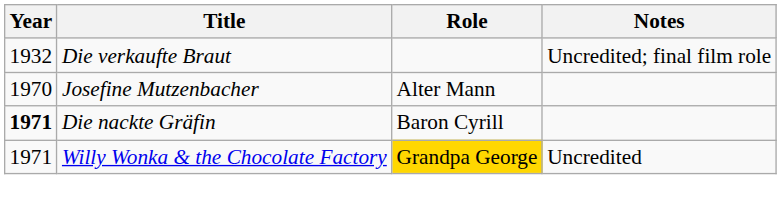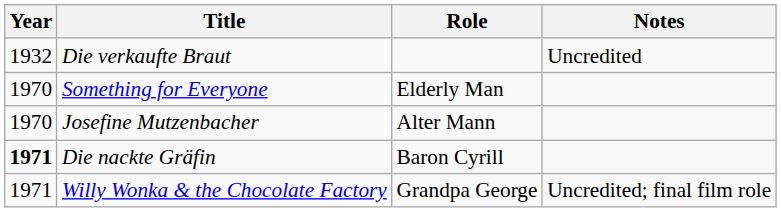(659, 55) Uncredited; final film role -> (595, 55) Uncredited
+ row: (165, 88)
(467, 156) gold background -> (467, 190) no background
(595, 156) Uncredited -> (659, 190) Uncredited; final film role
